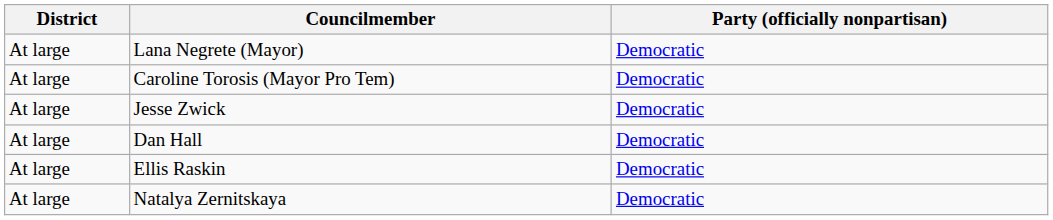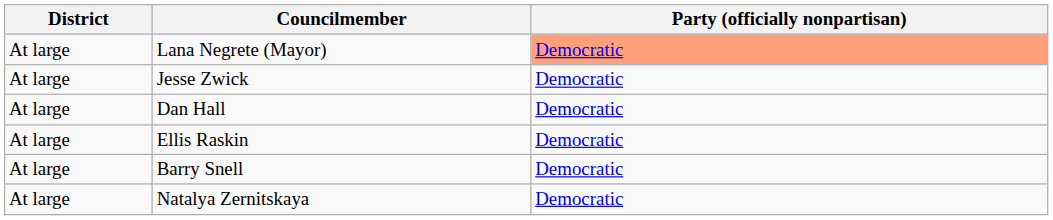(660, 49) no background -> (579, 49) lightsalmon background
- row: (264, 79)
+ row: (200, 169)
